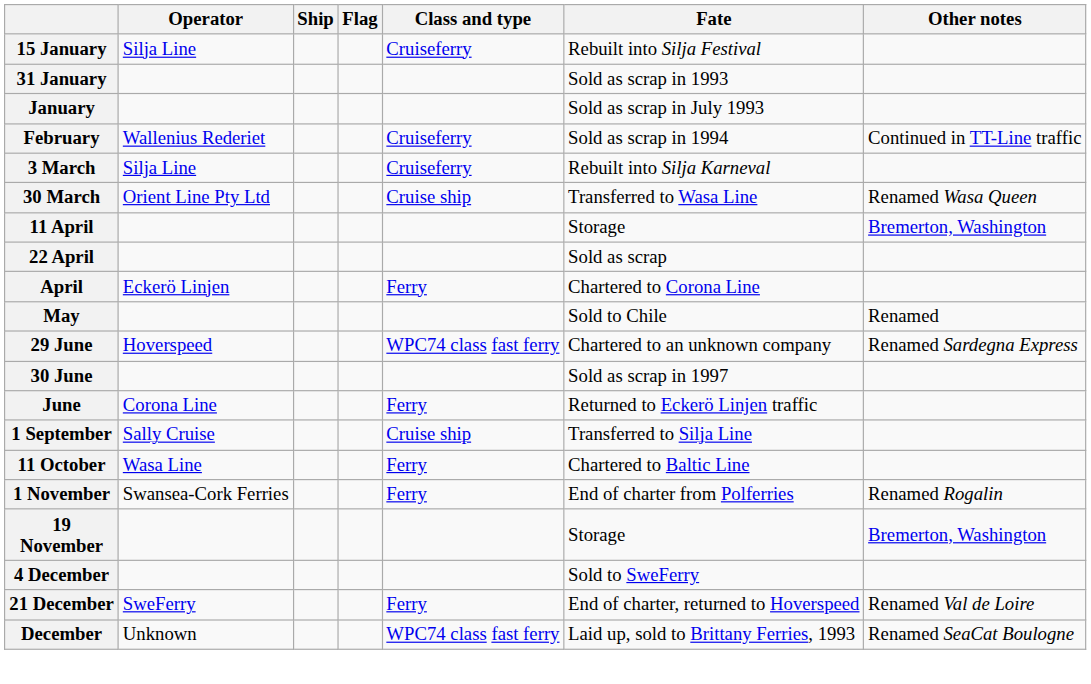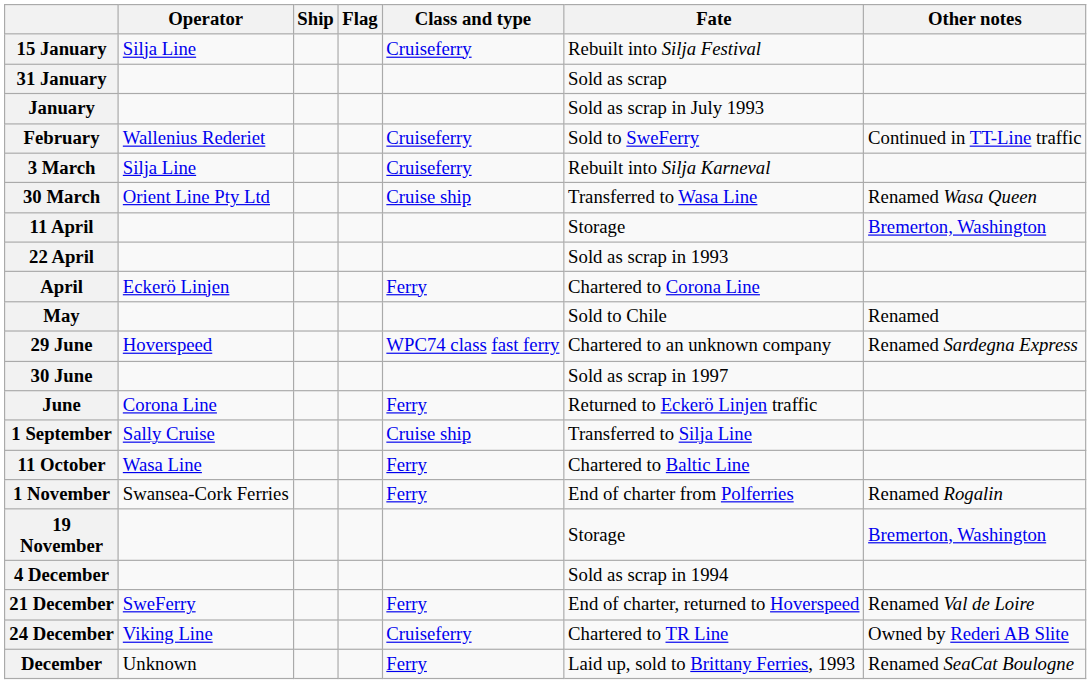(648, 78) Sold as scrap in 1993 -> (618, 78) Sold as scrap
(648, 138) Sold as scrap in 1994 -> (634, 138) Sold to SweFerry
(618, 256) Sold as scrap -> (648, 256) Sold as scrap in 1993
(634, 574) Sold to SweFerry -> (648, 574) Sold as scrap in 1994
+ row: (62, 634)
(473, 634) WPC74 class fast ferry -> (407, 663) Ferry
